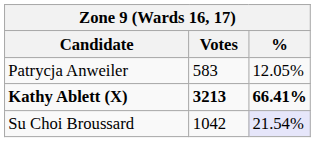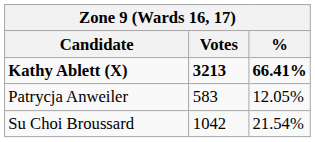rows swapped: (68, 96) <-> (68, 70)
(278, 123) lavender background -> (278, 123) no background
